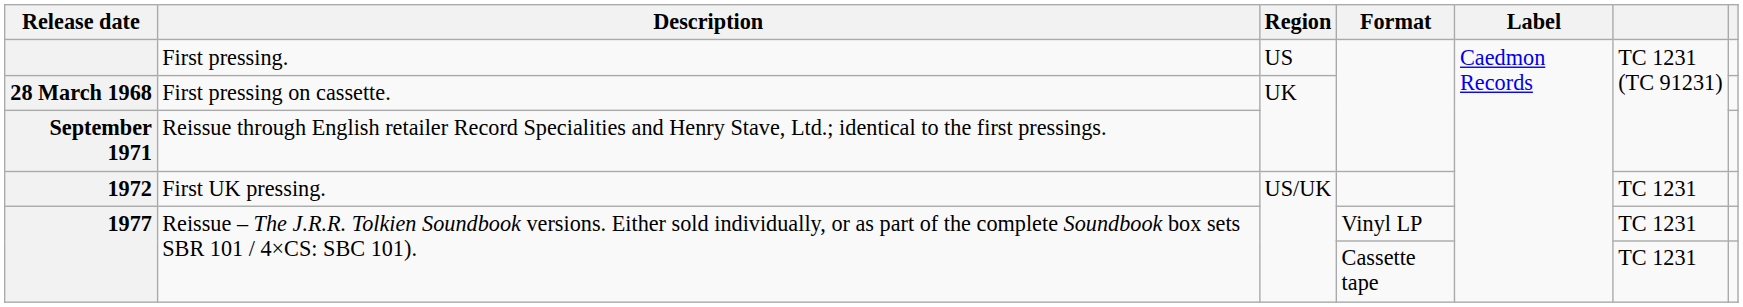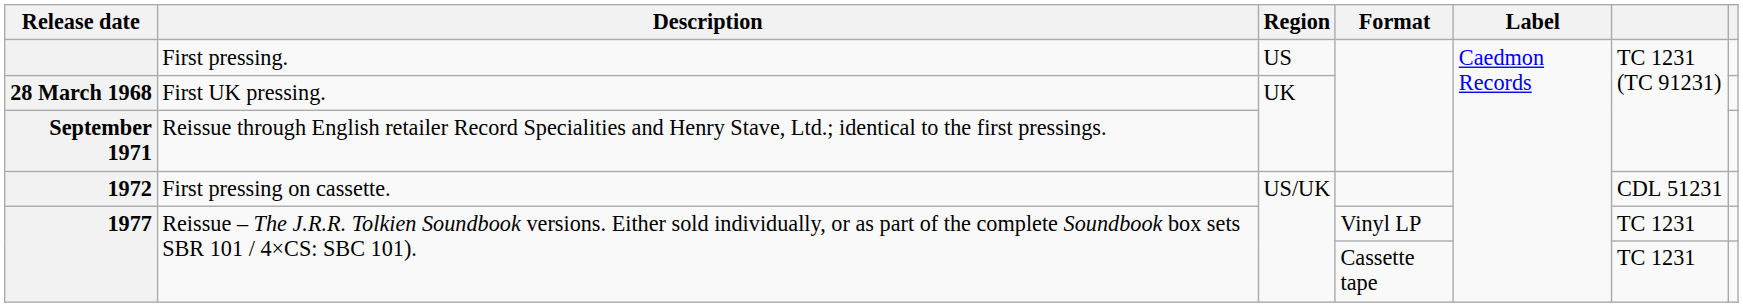(276, 92) First pressing on cassette. -> (244, 92) First UK pressing.
(244, 188) First UK pressing. -> (276, 188) First pressing on cassette.
(1657, 188) TC 1231 -> (1670, 188) CDL 51231
